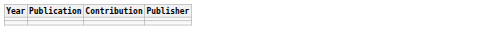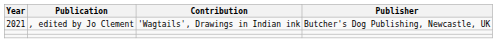+ row: (16, 24)
